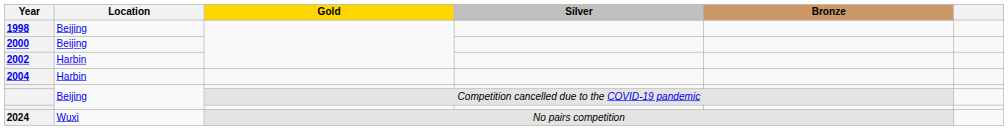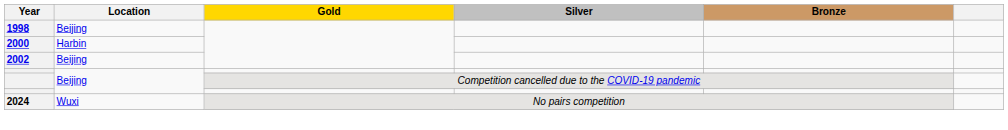(72, 44) Beijing -> (71, 44) Harbin
(71, 60) Harbin -> (72, 60) Beijing
- row: (18, 76)
